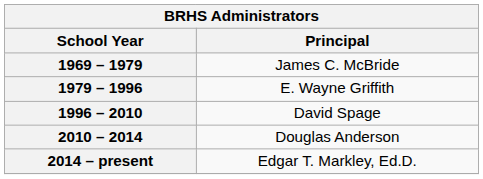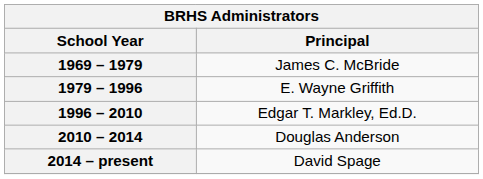(337, 112) David Spage -> (337, 112) Edgar T. Markley, Ed.D.
(337, 161) Edgar T. Markley, Ed.D. -> (337, 161) David Spage
